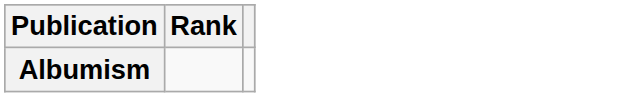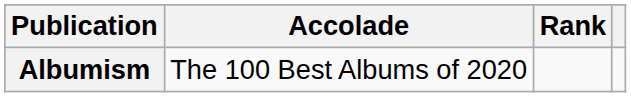+ column: (349, 26)
